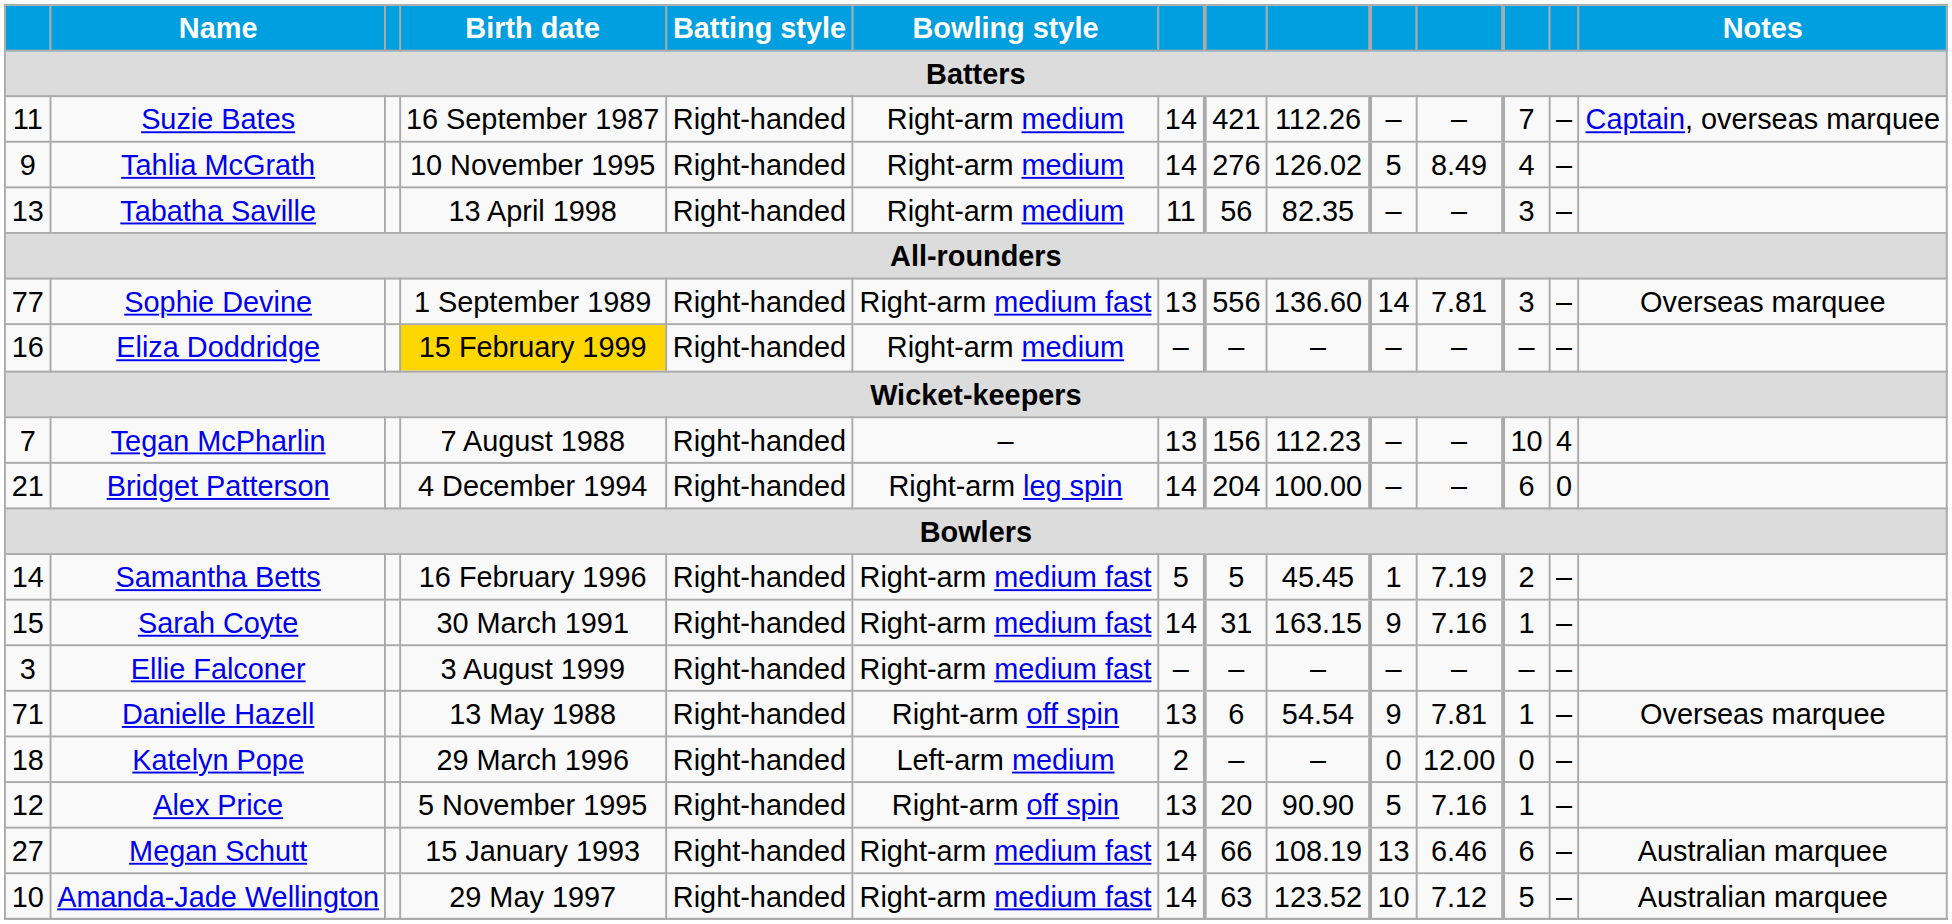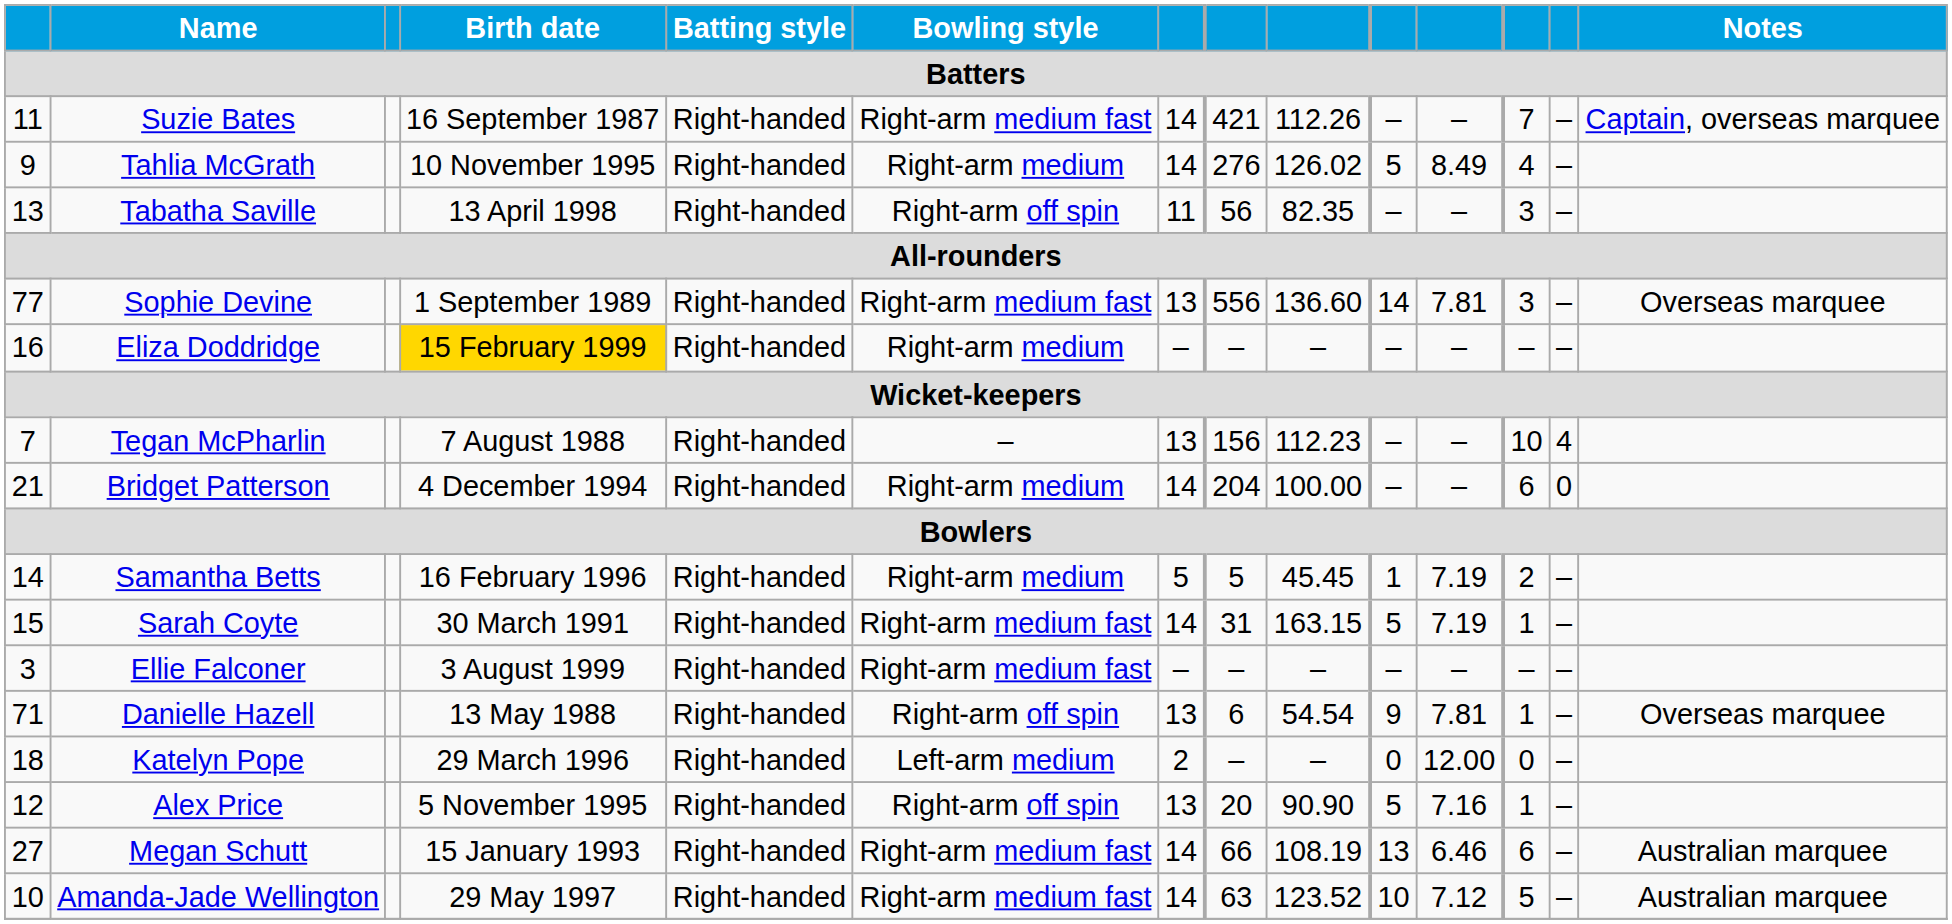(1005, 119) Right-arm medium -> (1005, 119) Right-arm medium fast
(1005, 211) Right-arm medium -> (1005, 211) Right-arm off spin
(1005, 485) Right-arm leg spin -> (1005, 485) Right-arm medium
(1005, 577) Right-arm medium fast -> (1005, 577) Right-arm medium
(1393, 622) 9 -> (1393, 622) 5
(1459, 622) 7.16 -> (1459, 622) 7.19
